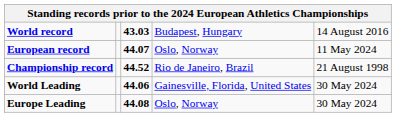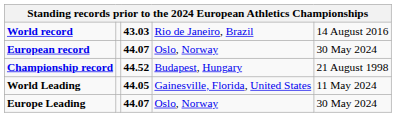(198, 31) Budapest, Hungary -> (204, 31) Rio de Janeiro, Brazil
(347, 49) 11 May 2024 -> (347, 49) 30 May 2024
(204, 67) Rio de Janeiro, Brazil -> (198, 67) Budapest, Hungary
(136, 85) 44.06 -> (136, 85) 44.05
(347, 85) 30 May 2024 -> (347, 85) 11 May 2024
(136, 103) 44.08 -> (136, 103) 44.07
